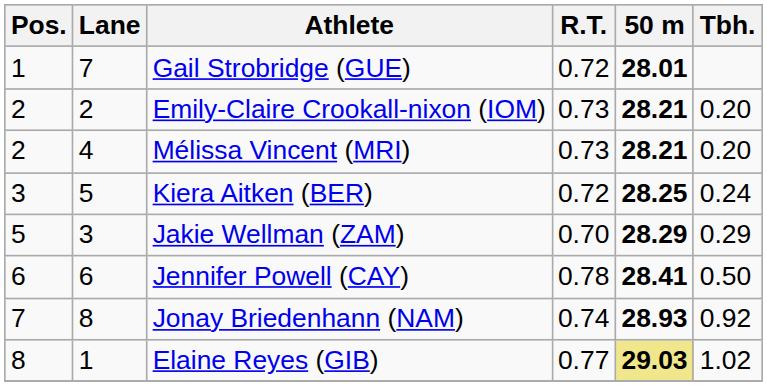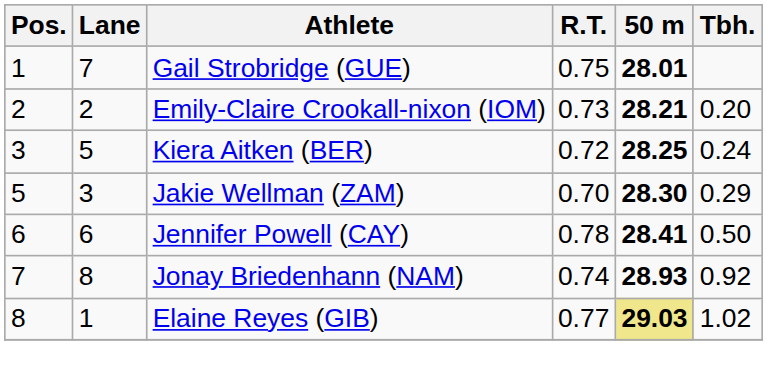(584, 67) 0.72 -> (584, 67) 0.75
- row: (281, 151)
(655, 234) 28.29 -> (655, 192) 28.30
